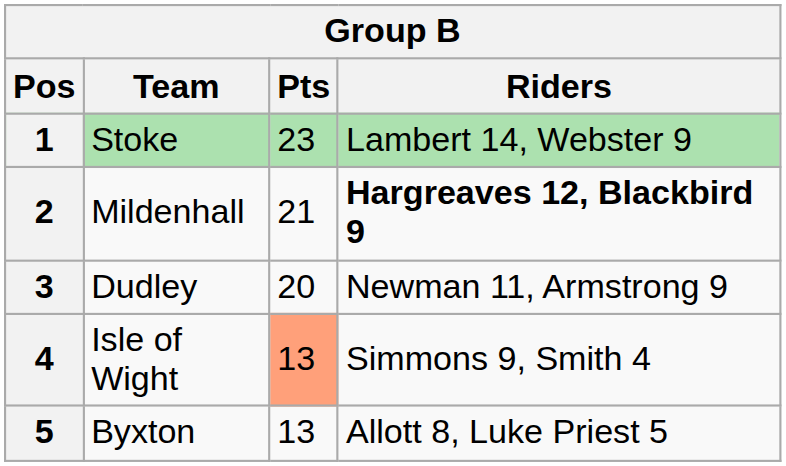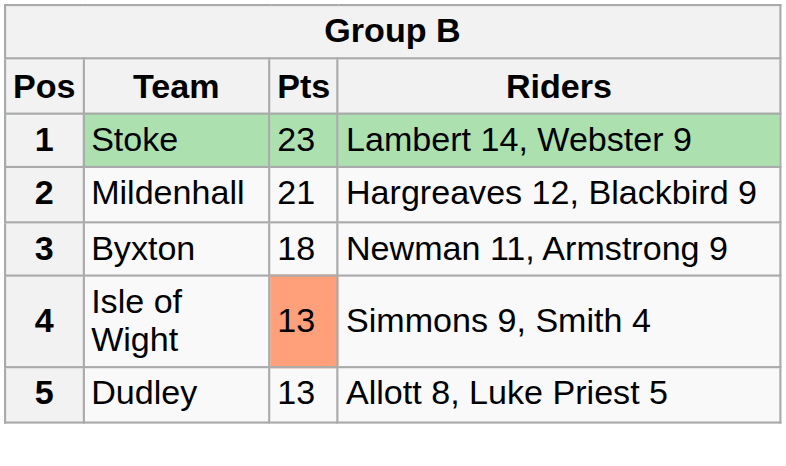(550, 212) bold -> (552, 193) normal
(144, 286) Dudley -> (143, 247) Byxton
(296, 286) 20 -> (296, 247) 18
(143, 432) Byxton -> (144, 394) Dudley
